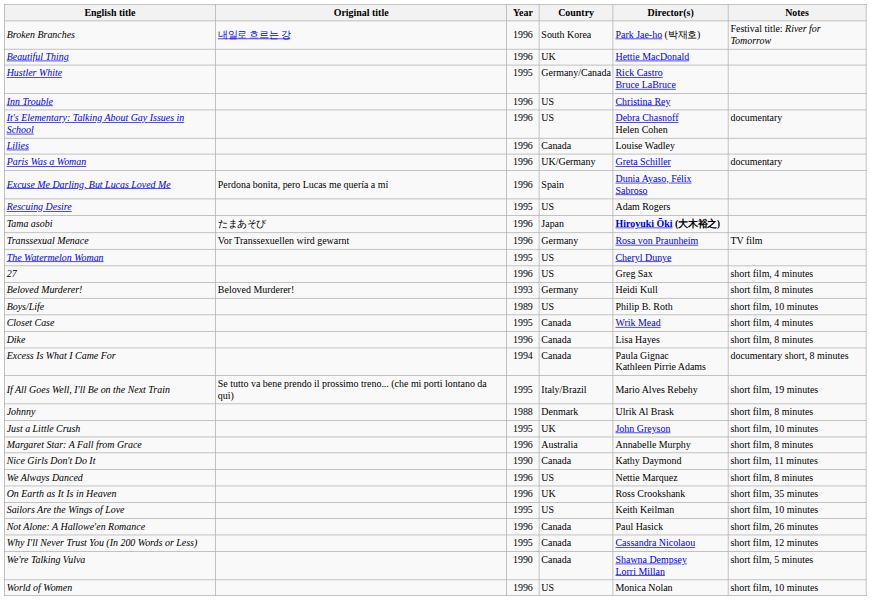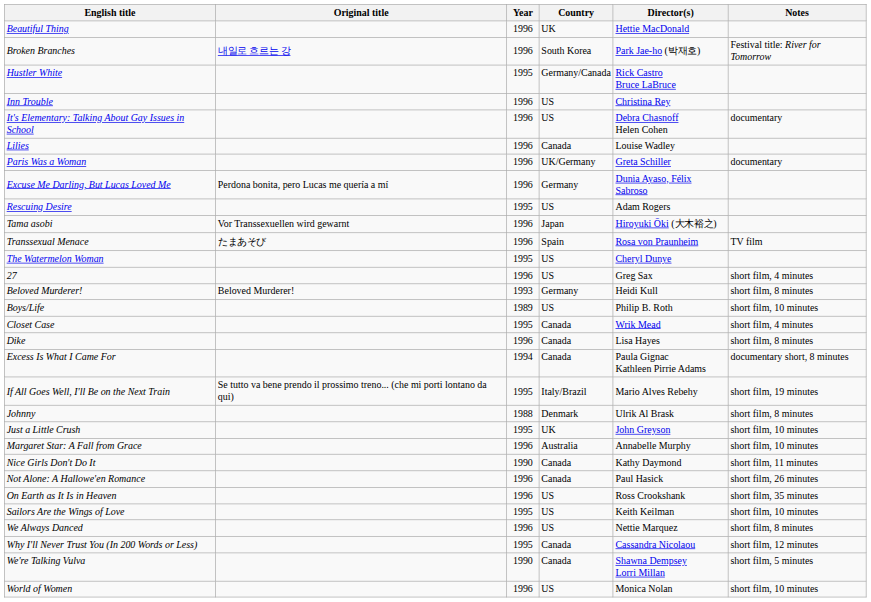rows swapped: (38, 57) <-> (41, 35)
(553, 185) Spain -> (560, 185) Germany
(242, 224) たまあそび -> (284, 224) Vor Transsexuellen wird gewarnt
(668, 224) bold -> (666, 224) normal
(284, 241) Vor Transsexuellen wird gewarnt -> (242, 242) たまあそび
(560, 241) Germany -> (553, 242) Spain
(772, 445) short film, 8 minutes -> (774, 446) short film, 10 minutes
rows swapped: (76, 527) <-> (45, 478)
(549, 494) UK -> (548, 495) US
